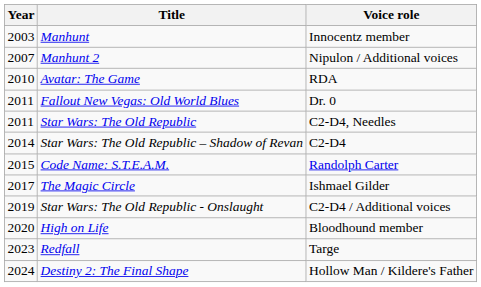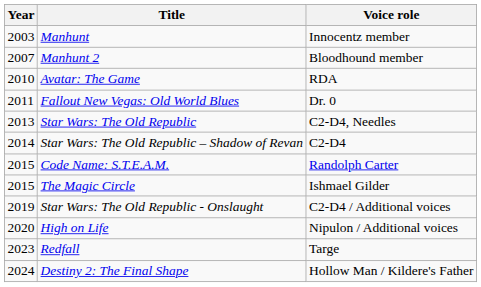(384, 57) Nipulon / Additional voices -> (366, 57) Bloodhound member
(21, 121) 2011 -> (21, 121) 2013
(21, 185) 2017 -> (21, 185) 2015
(366, 228) Bloodhound member -> (384, 228) Nipulon / Additional voices
